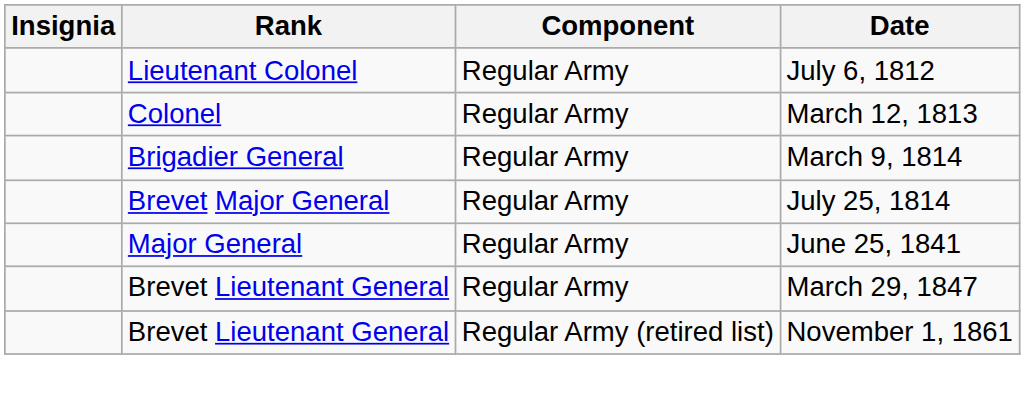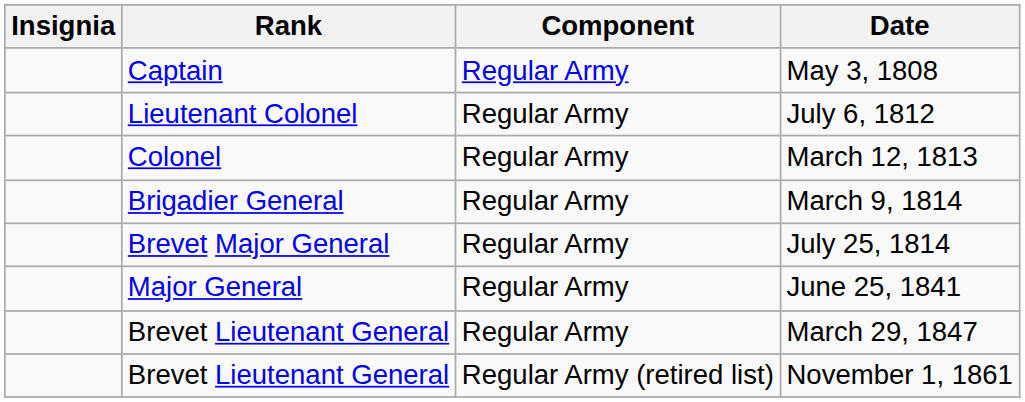+ row: (862, 69)
